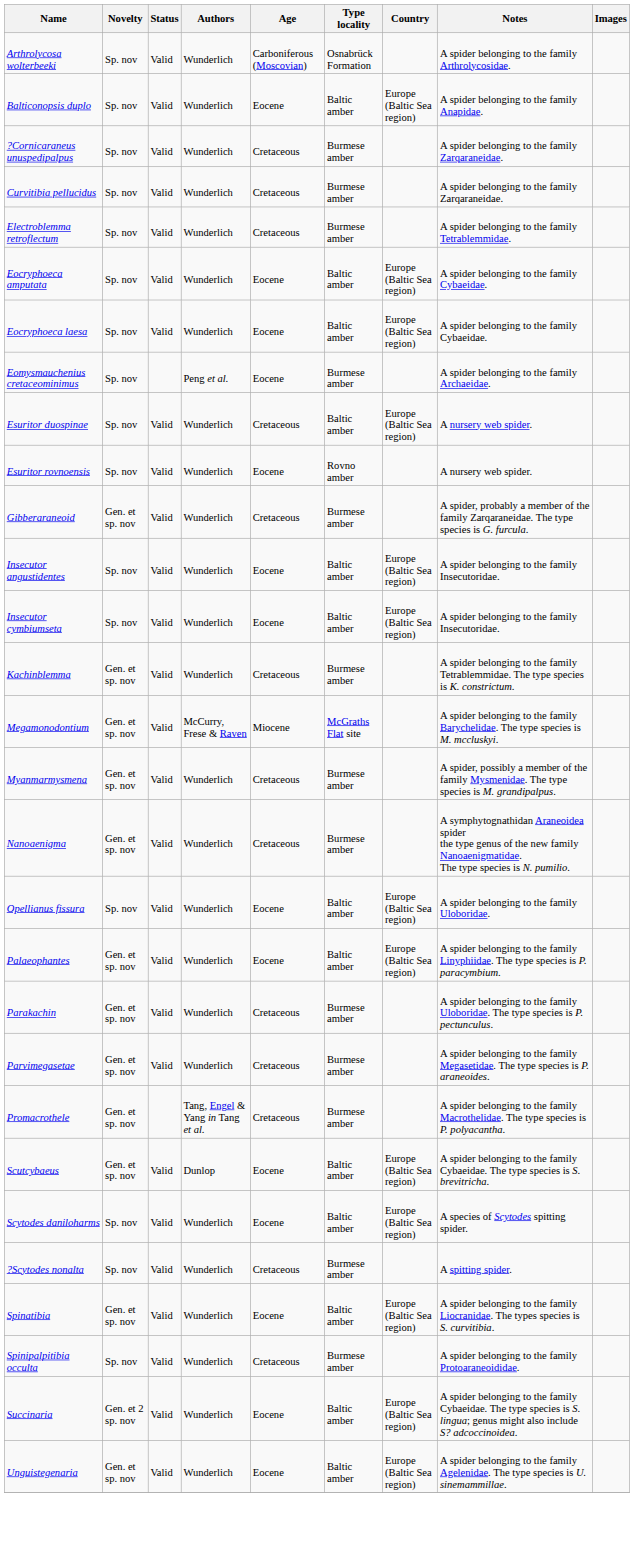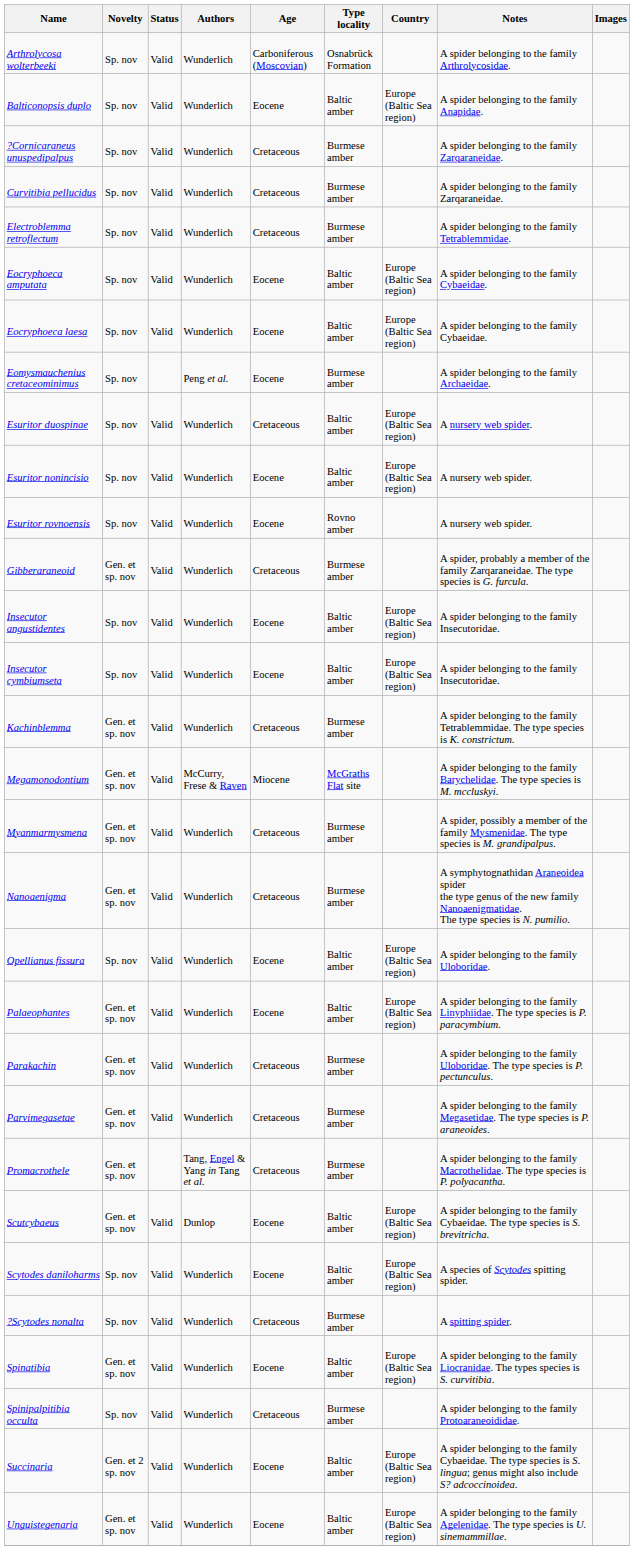+ row: (48, 477)
